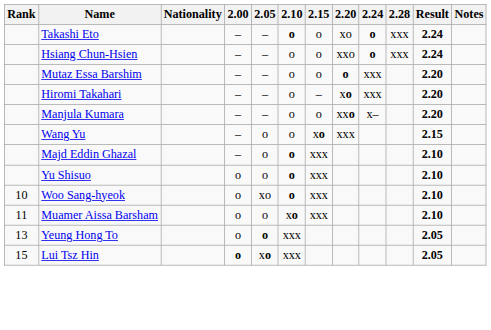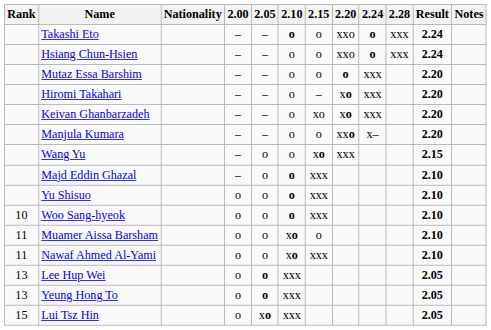(346, 34) xo -> (346, 34) xxo
+ row: (95, 114)
(265, 195) xo -> (265, 215) o
(319, 215) xxx -> (319, 235) o
+ row: (99, 255)
+ row: (73, 275)
(238, 255) bold -> (238, 315) normal
